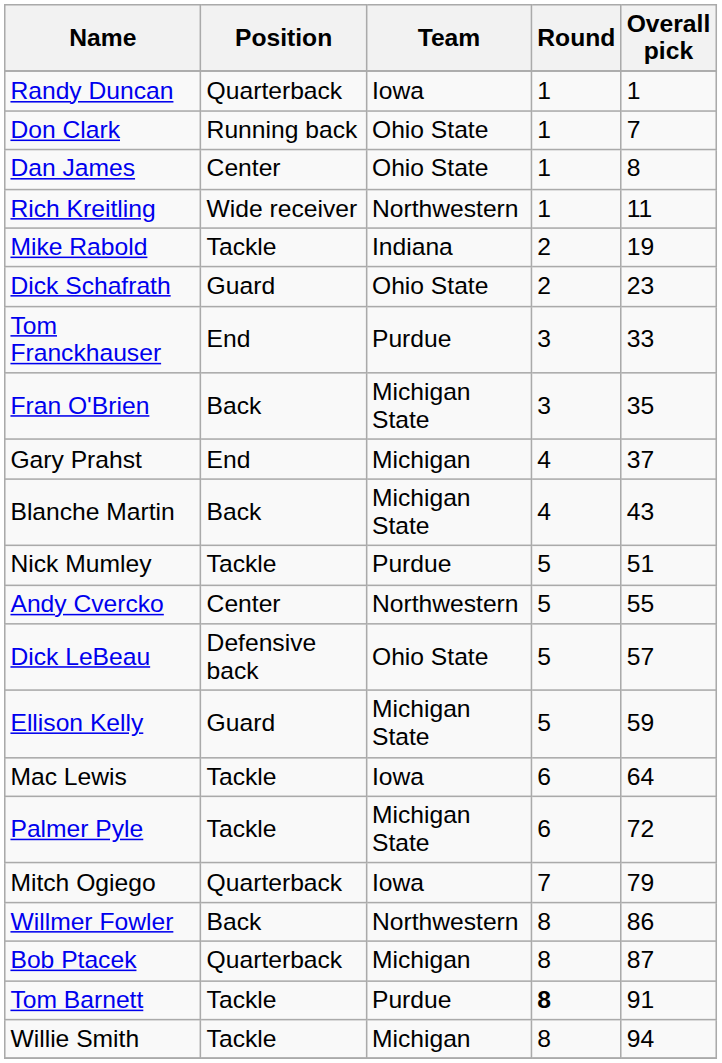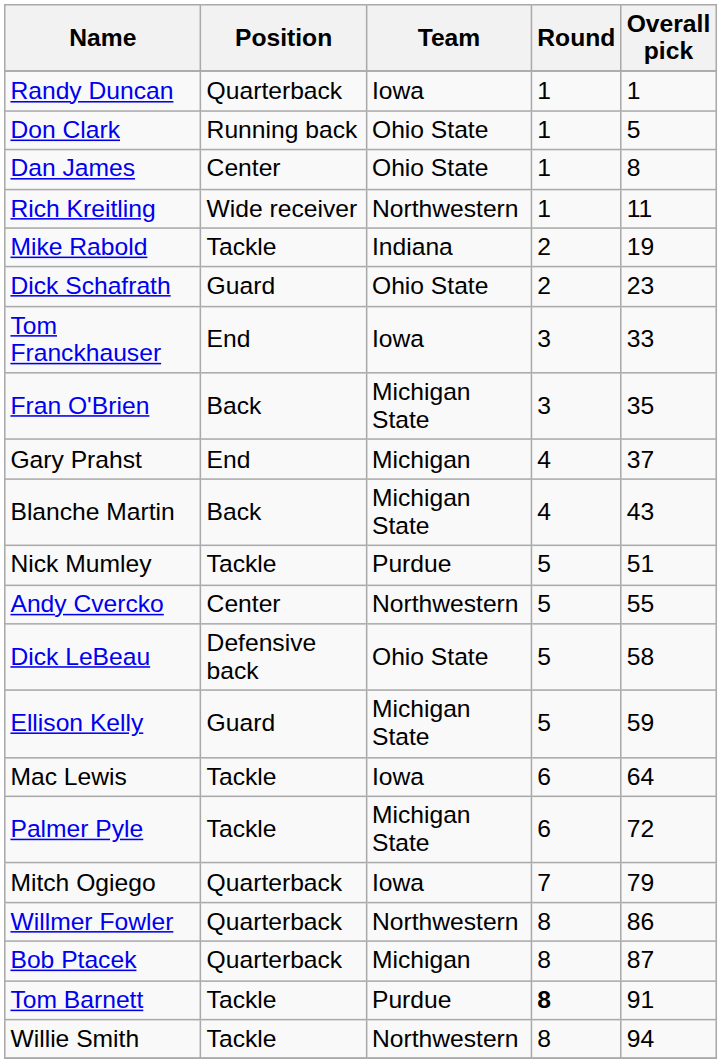(634, 129) 7 -> (634, 129) 5
(412, 339) Purdue -> (398, 339) Iowa
(640, 656) 57 -> (640, 656) 58
(234, 921) Back -> (274, 921) Quarterback
(421, 1038) Michigan -> (445, 1038) Northwestern
